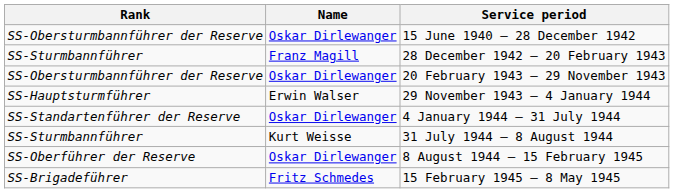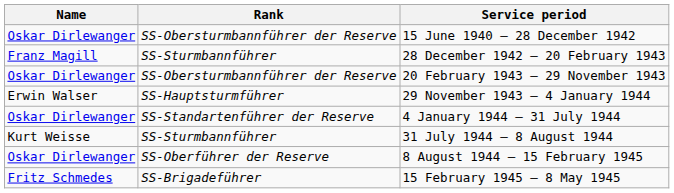columns swapped: (135, 15) <-> (333, 15)
